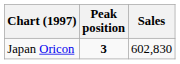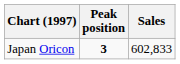(152, 48) 602,830 -> (152, 48) 602,833
